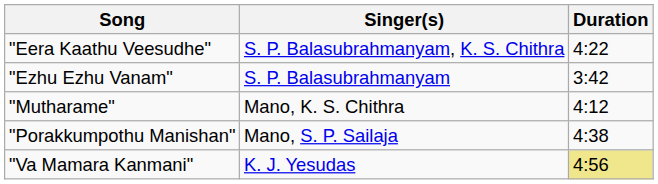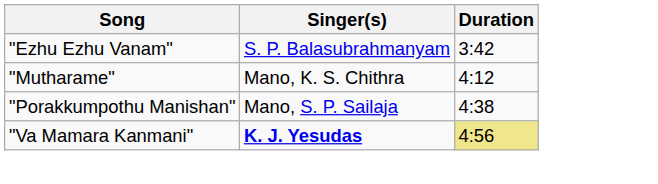- row: (110, 48)
(300, 165) normal -> (303, 136) bold
